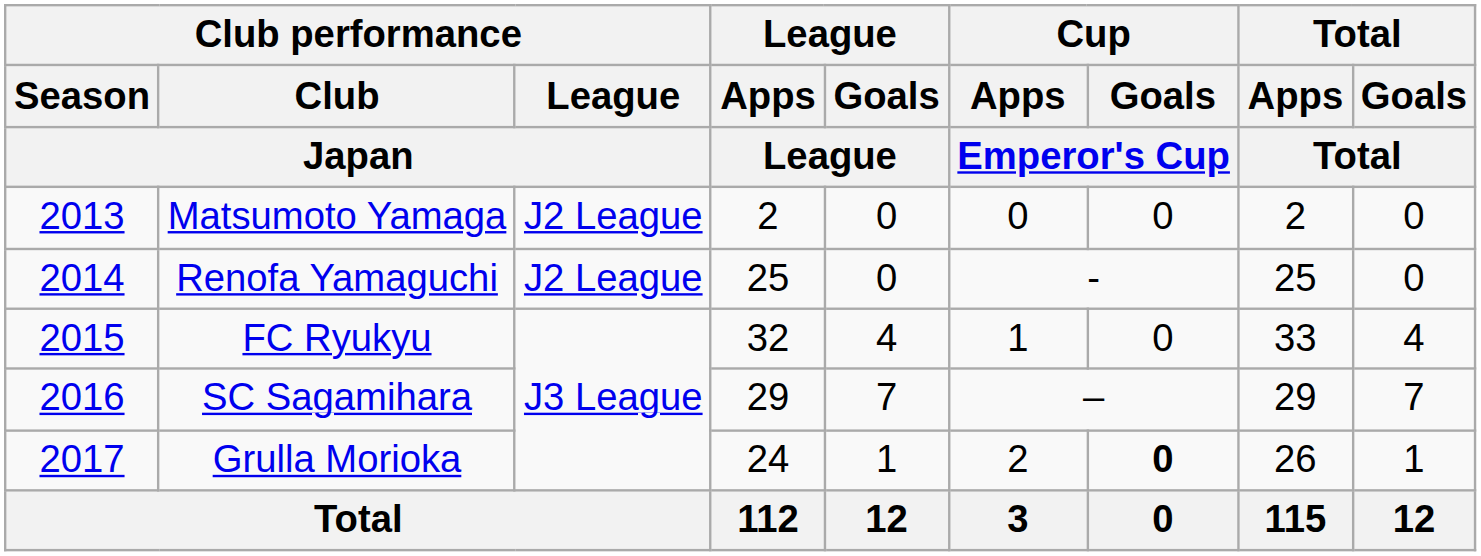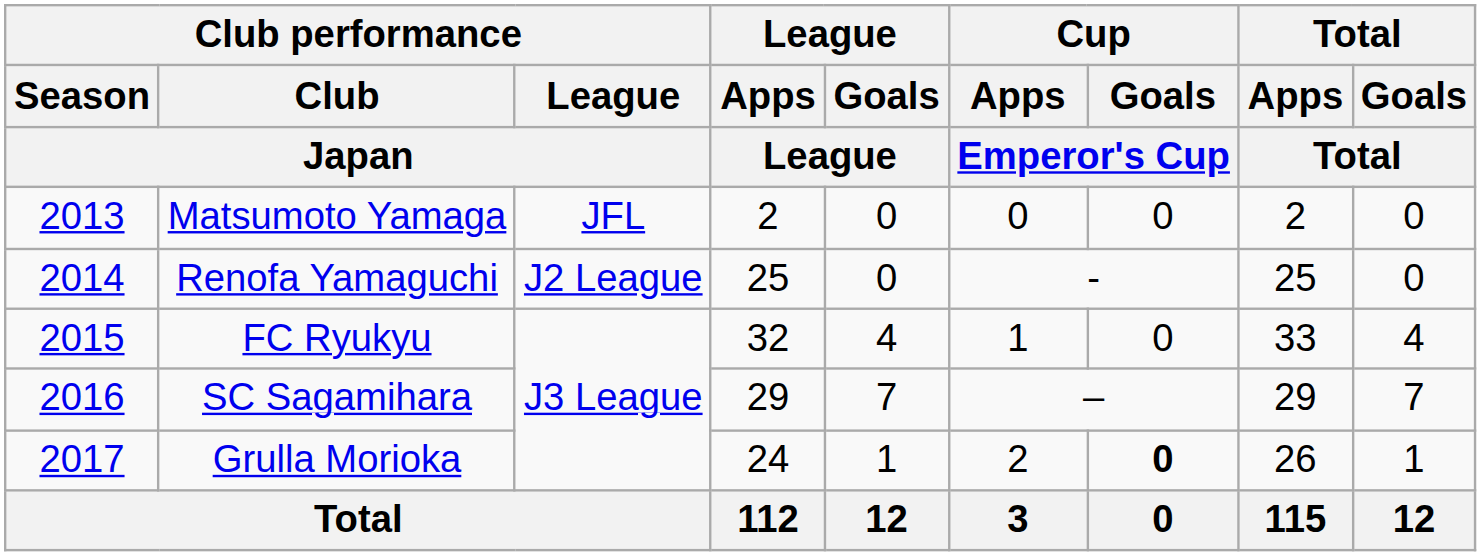(613, 216) J2 League -> (613, 216) JFL
